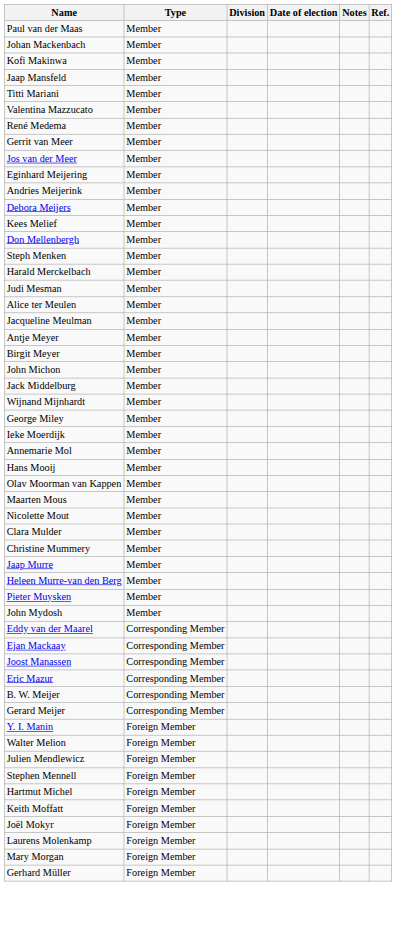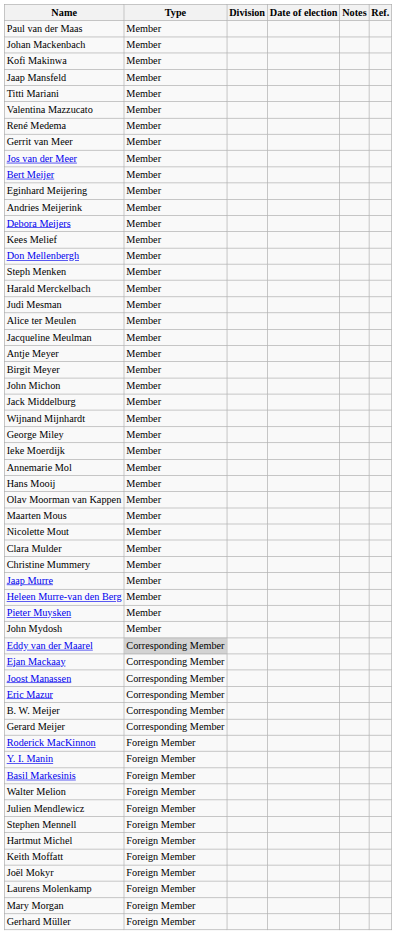+ row: (30, 175)
(175, 629) no background -> (175, 645) lightgrey background
+ row: (51, 743)
+ row: (41, 775)
